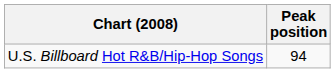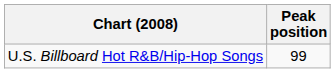(299, 56) 94 -> (299, 56) 99
